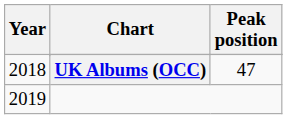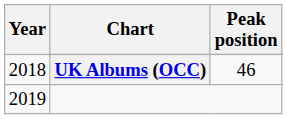(246, 69) 47 -> (246, 69) 46
